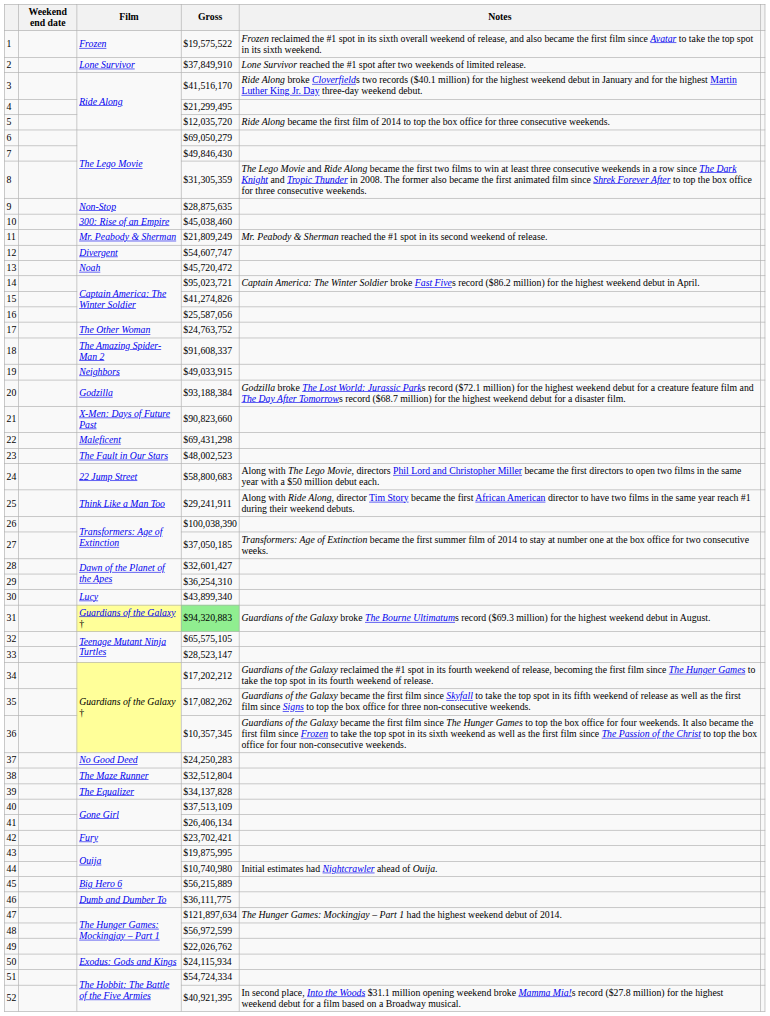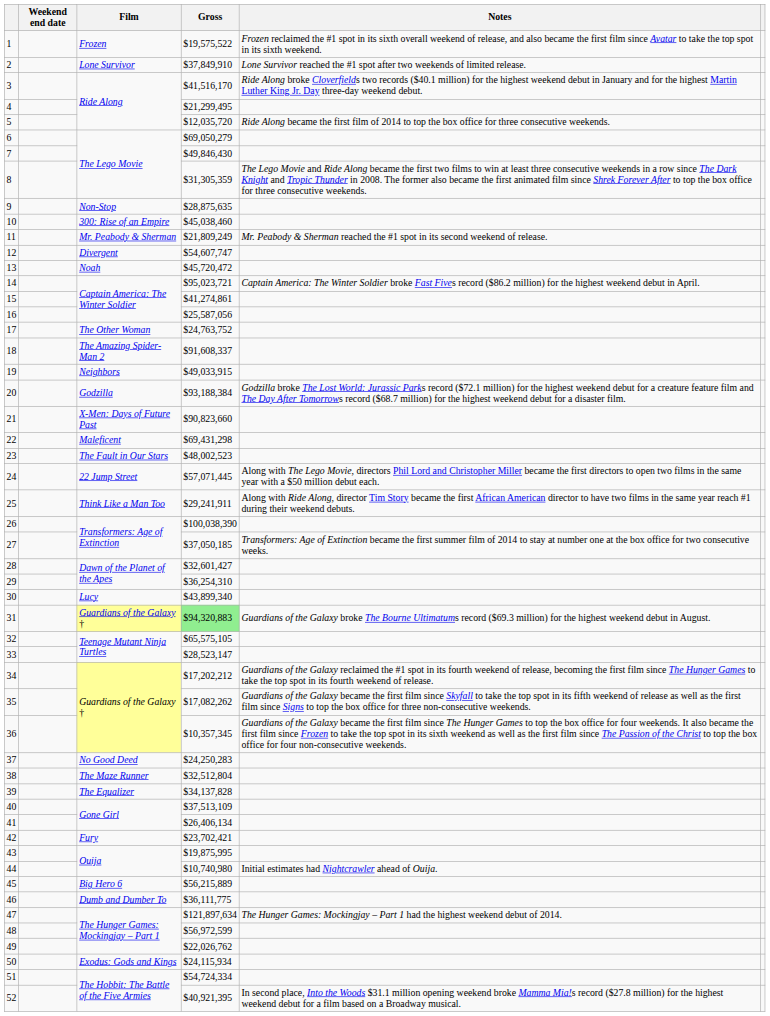(208, 299) $41,274,826 -> (208, 299) $41,274,861
(208, 477) $58,800,683 -> (208, 477) $57,071,445
